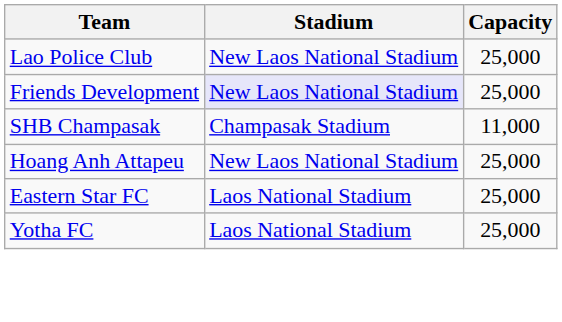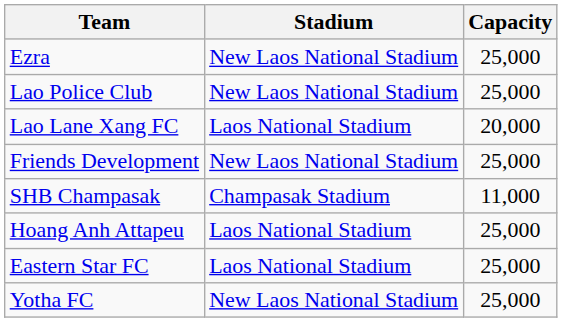+ row: (30, 56)
+ row: (94, 126)
(334, 91) lavender background -> (334, 160) no background
(334, 160) New Laos National Stadium -> (310, 230) Laos National Stadium
(310, 230) Laos National Stadium -> (334, 299) New Laos National Stadium
